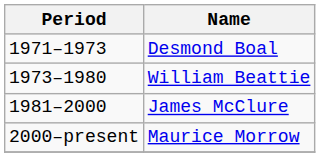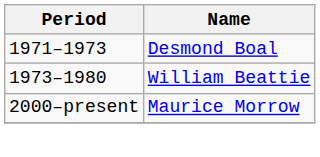- row: (218, 108)
